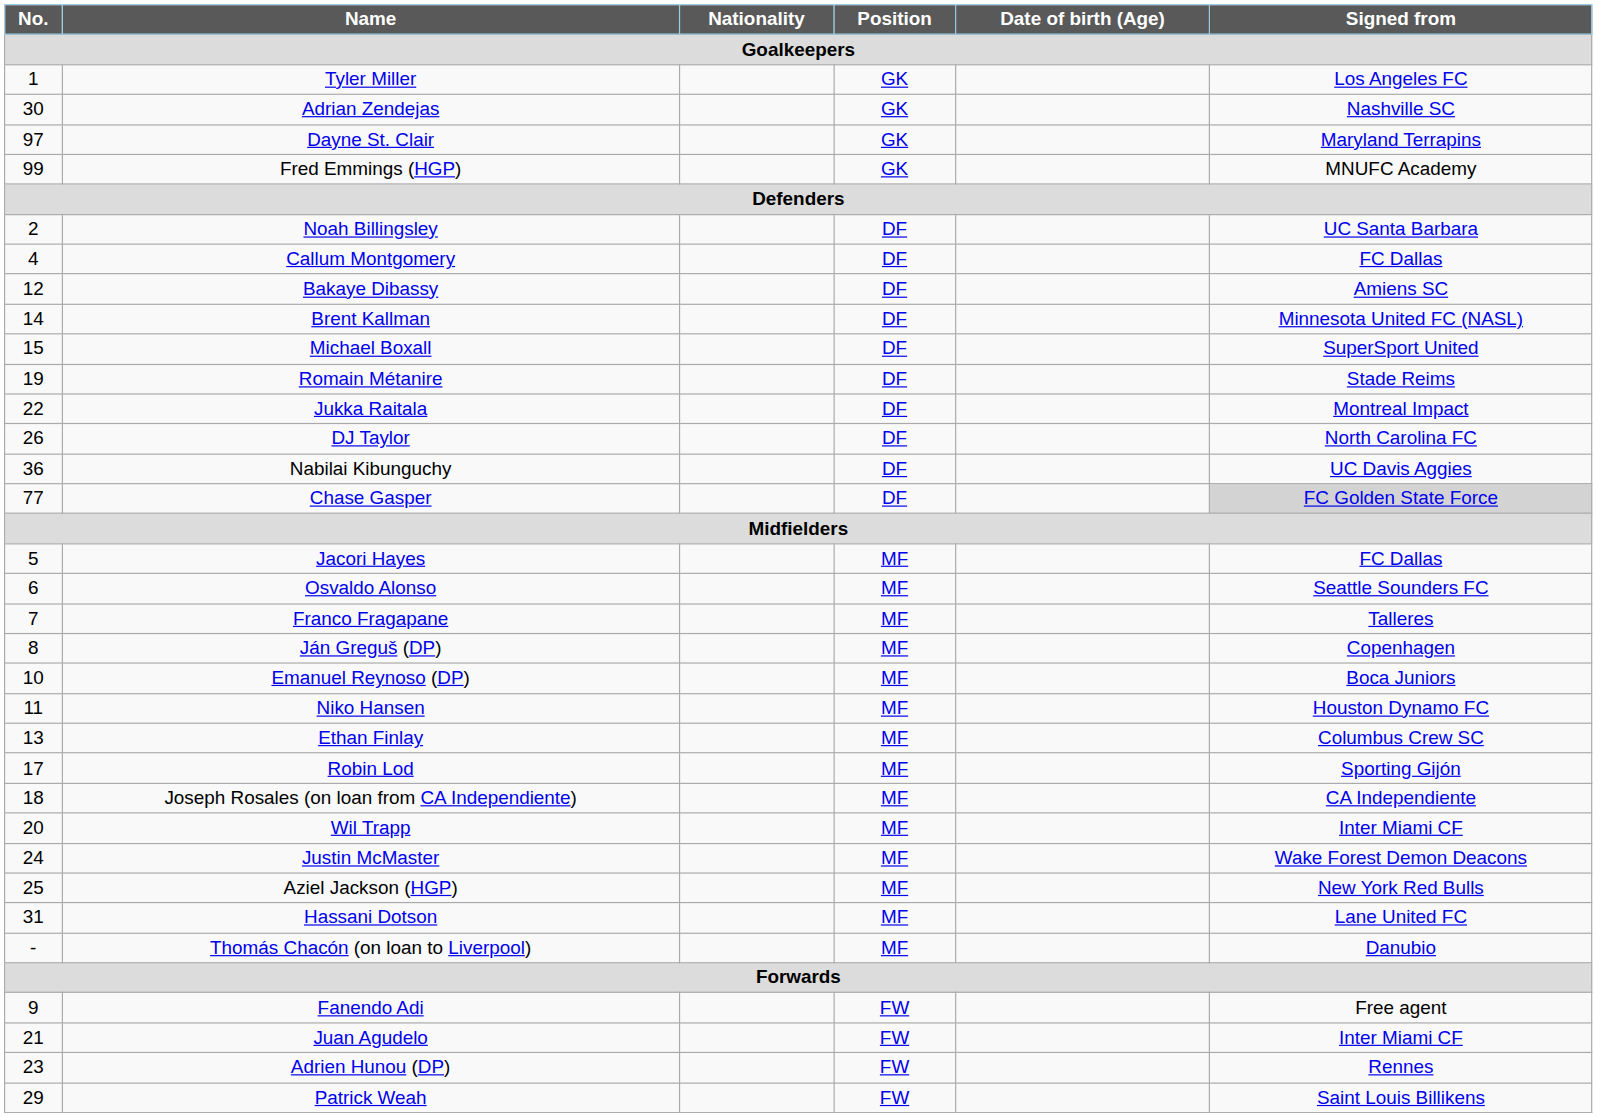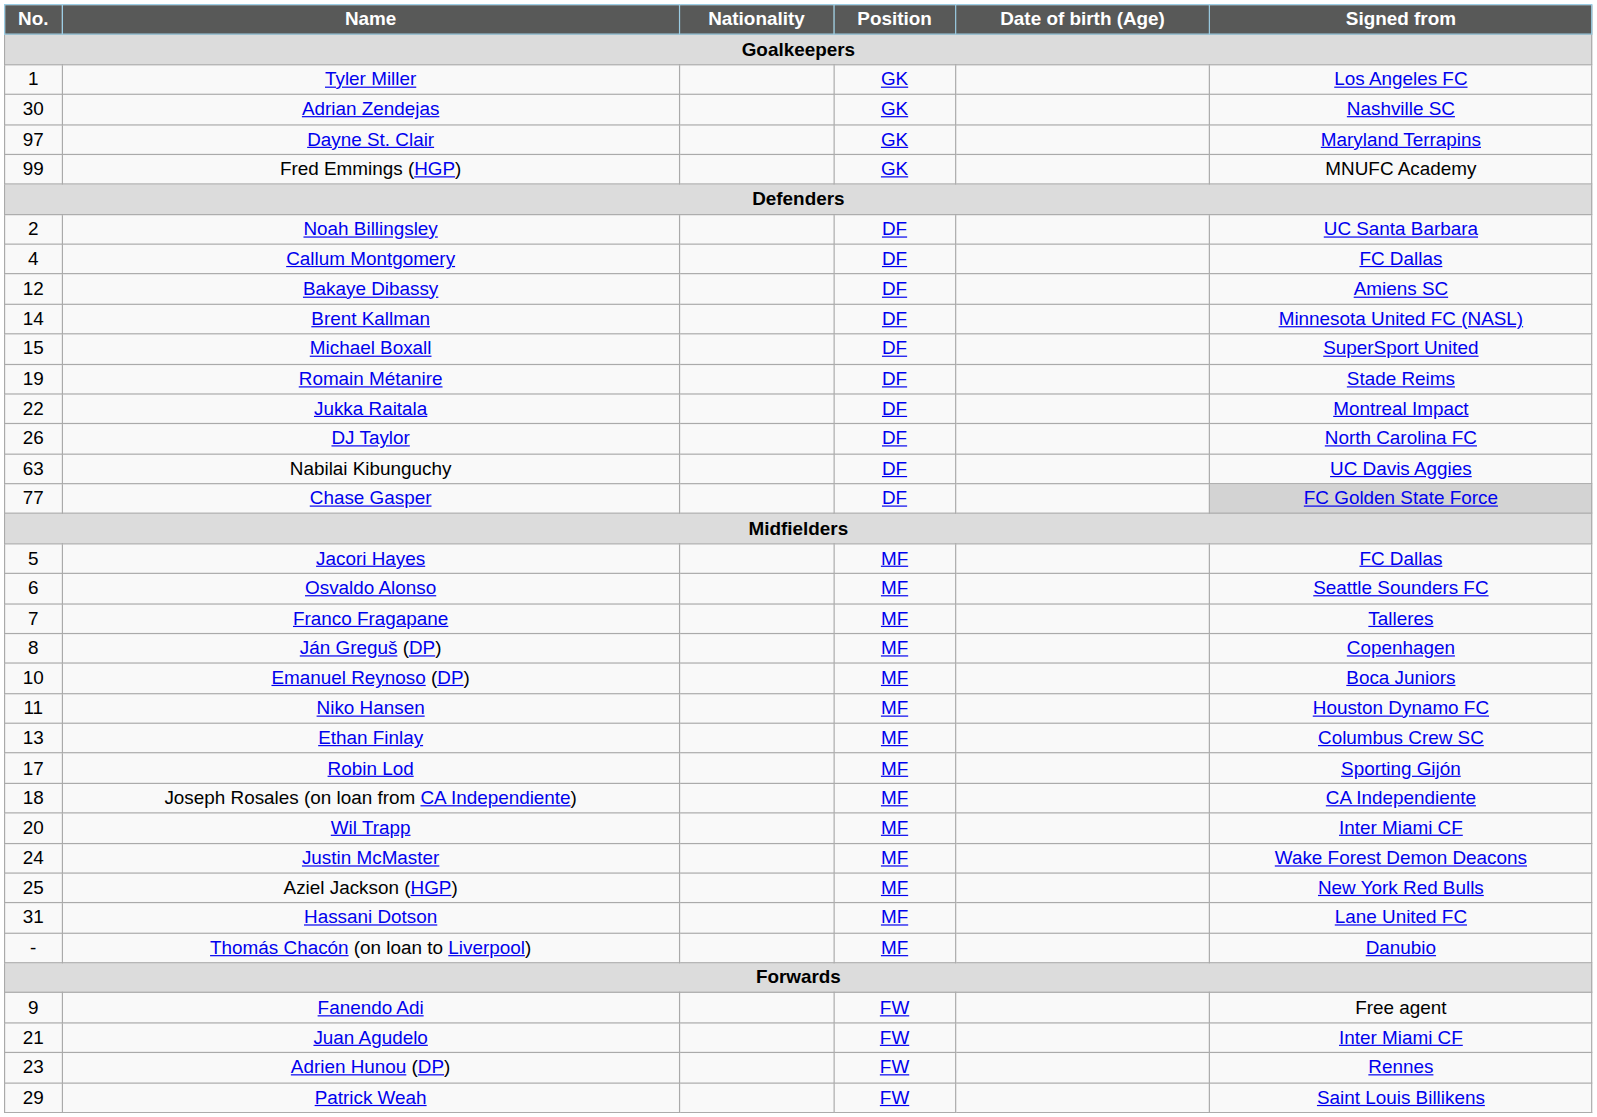(33, 468) 36 -> (33, 468) 63
